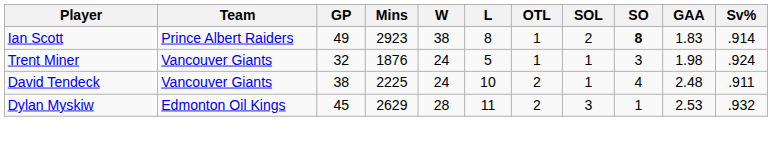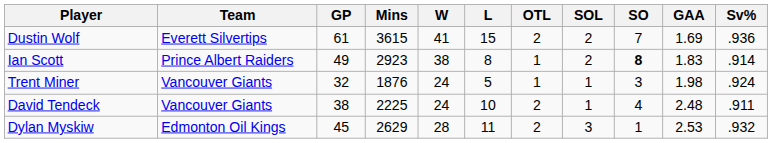+ row: (44, 37)
